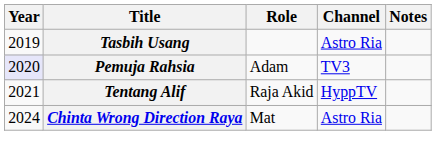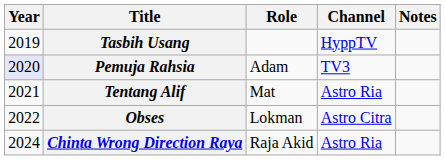(351, 42) Astro Ria -> (349, 42) HyppTV
(282, 92) Raja Akid -> (262, 92) Mat
(349, 92) HyppTV -> (351, 92) Astro Ria
+ row: (145, 117)
(262, 117) Mat -> (282, 142) Raja Akid
